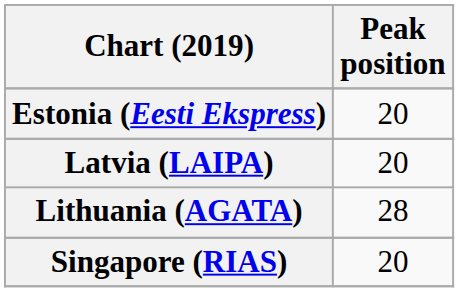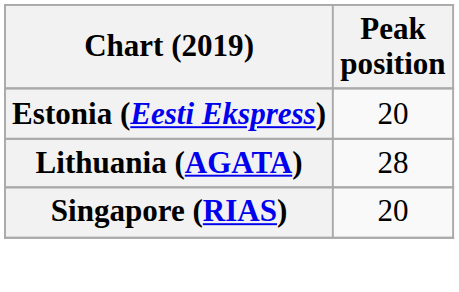- row: (169, 162)
